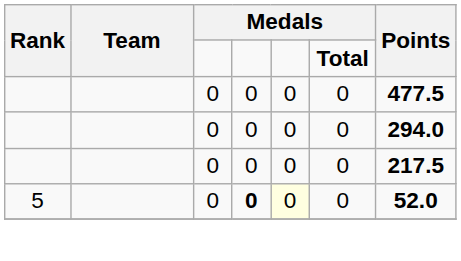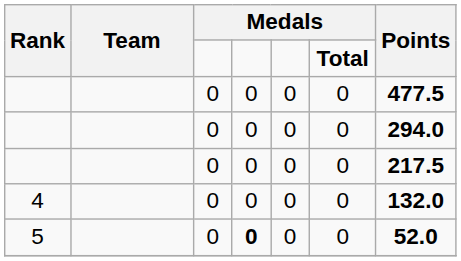+ row: (37, 201)
(290, 201) lightyellow background -> (290, 237) no background
